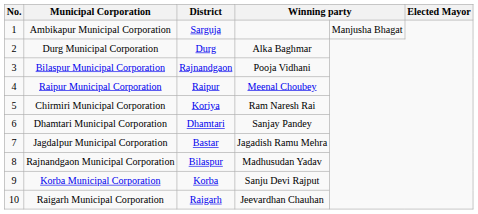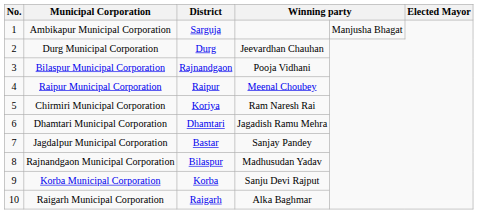(282, 48) Alka Baghmar -> (282, 48) Jeevardhan Chauhan
(282, 124) Sanjay Pandey -> (282, 124) Jagadish Ramu Mehra
(282, 143) Jagadish Ramu Mehra -> (282, 143) Sanjay Pandey
(282, 200) Jeevardhan Chauhan -> (282, 200) Alka Baghmar
